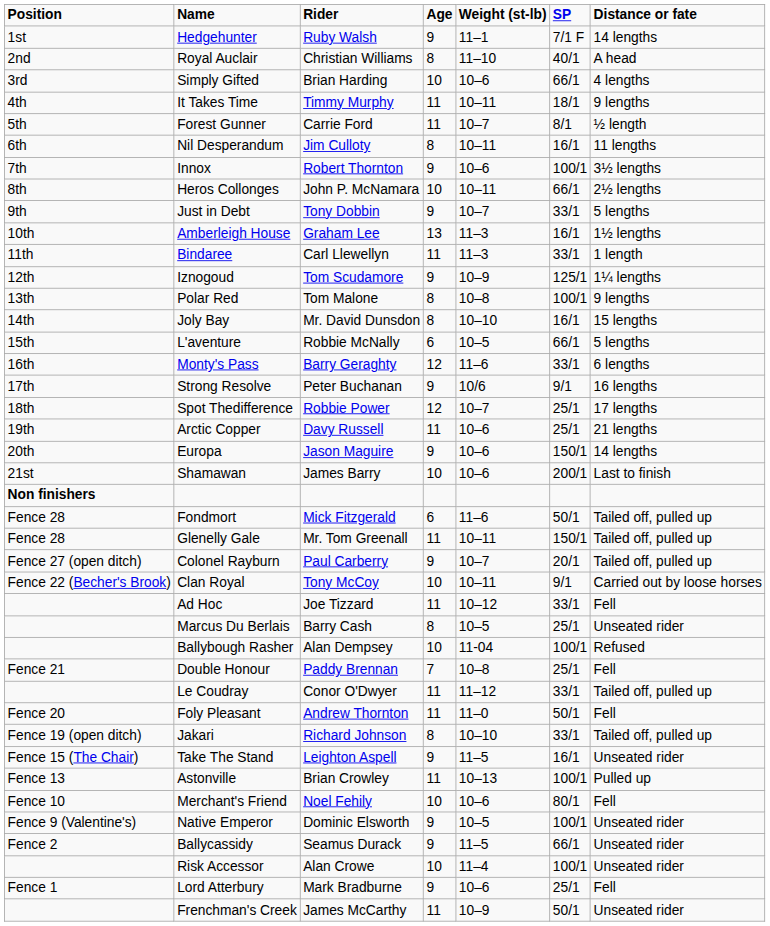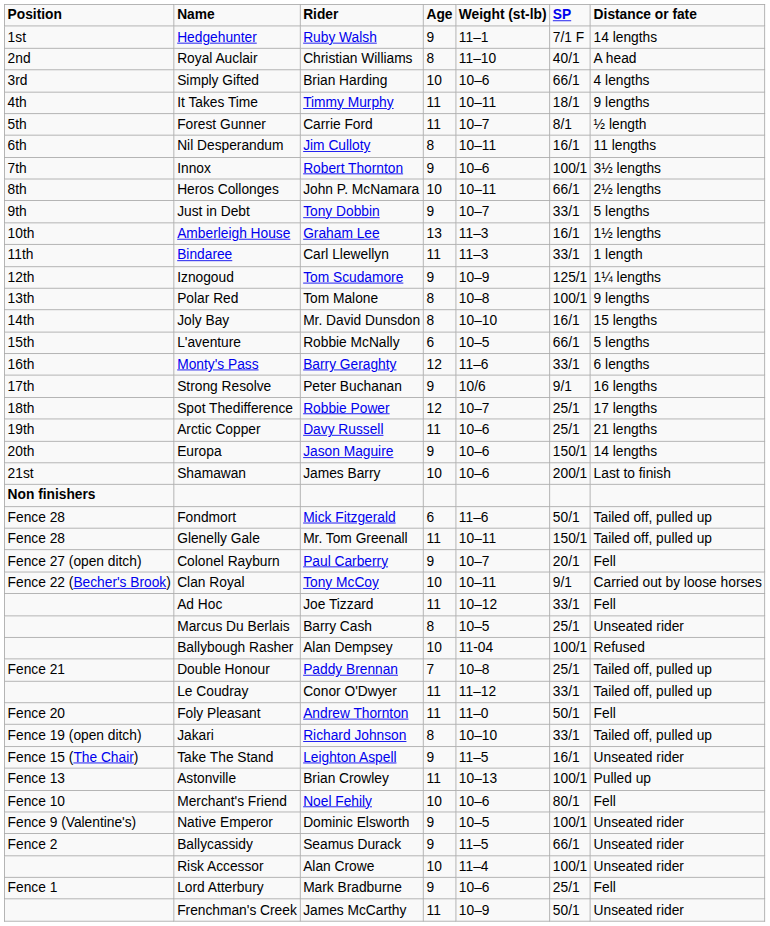(653, 560) Tailed off, pulled up -> (605, 560) Fell
(605, 670) Fell -> (653, 670) Tailed off, pulled up
